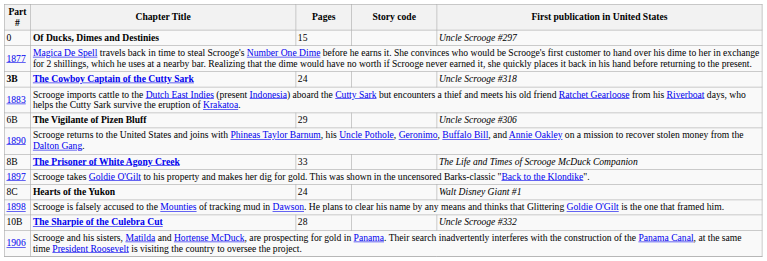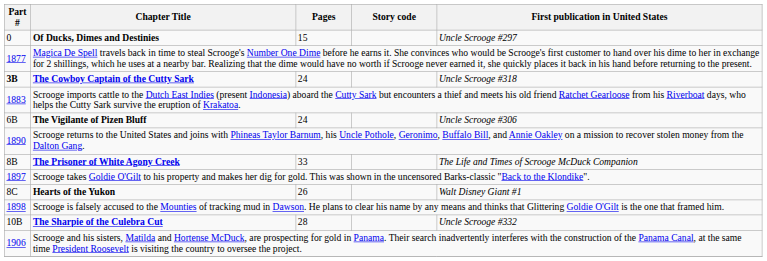(303, 120) 29 -> (303, 120) 24
(303, 192) 24 -> (303, 192) 26
